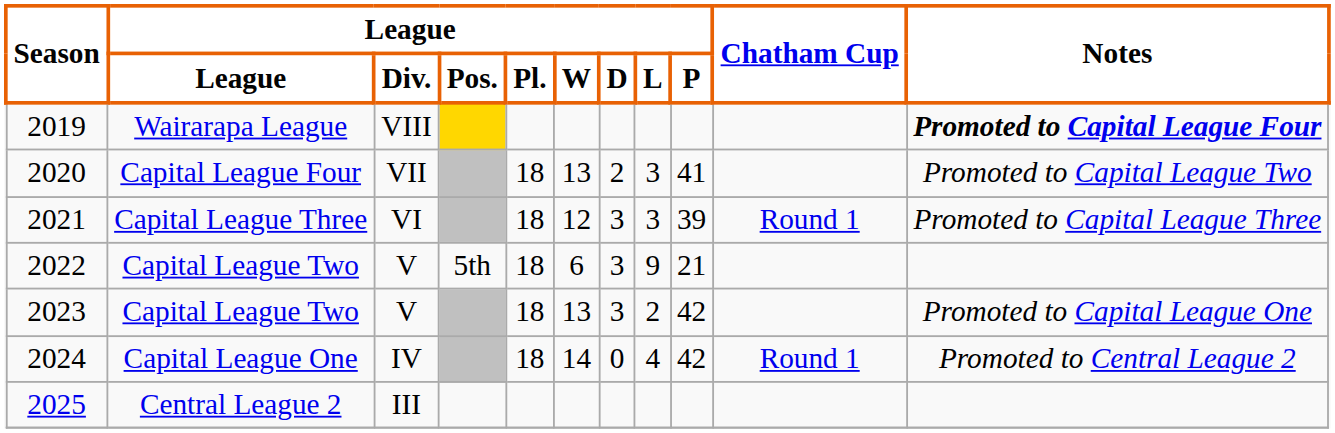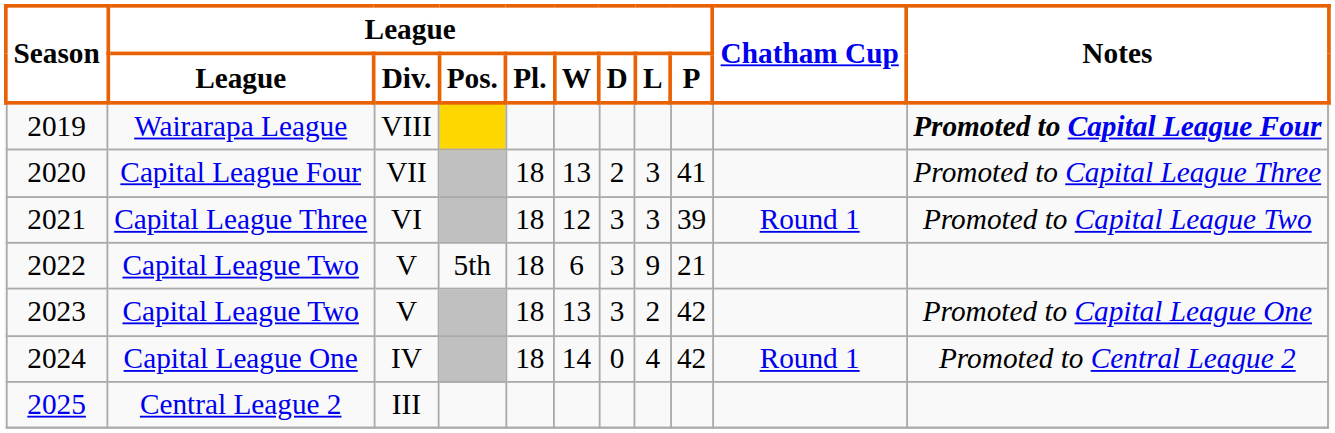(1117, 172) Promoted to Capital League Two -> (1117, 172) Promoted to Capital League Three
(1117, 218) Promoted to Capital League Three -> (1117, 218) Promoted to Capital League Two
